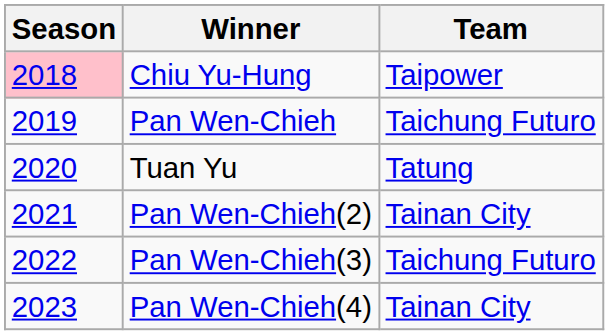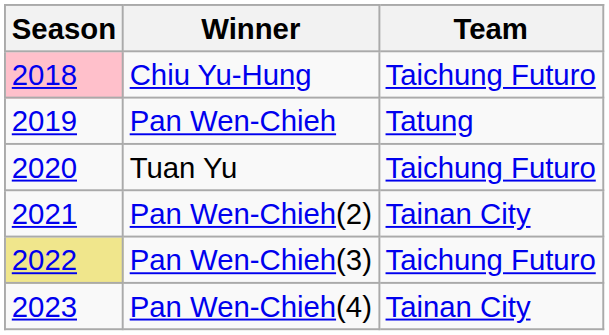(444, 75) Taipower -> (491, 75) Taichung Futuro
(491, 121) Taichung Futuro -> (430, 121) Tatung
(430, 168) Tatung -> (491, 168) Taichung Futuro
(44, 261) no background -> (44, 261) khaki background
